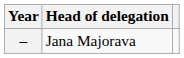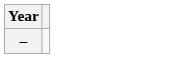- column: (107, 16)
